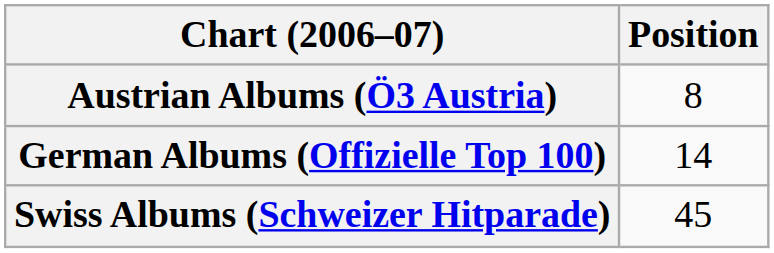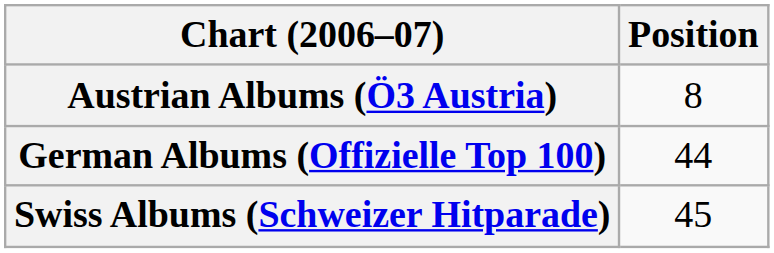(693, 154) 14 -> (693, 154) 44
